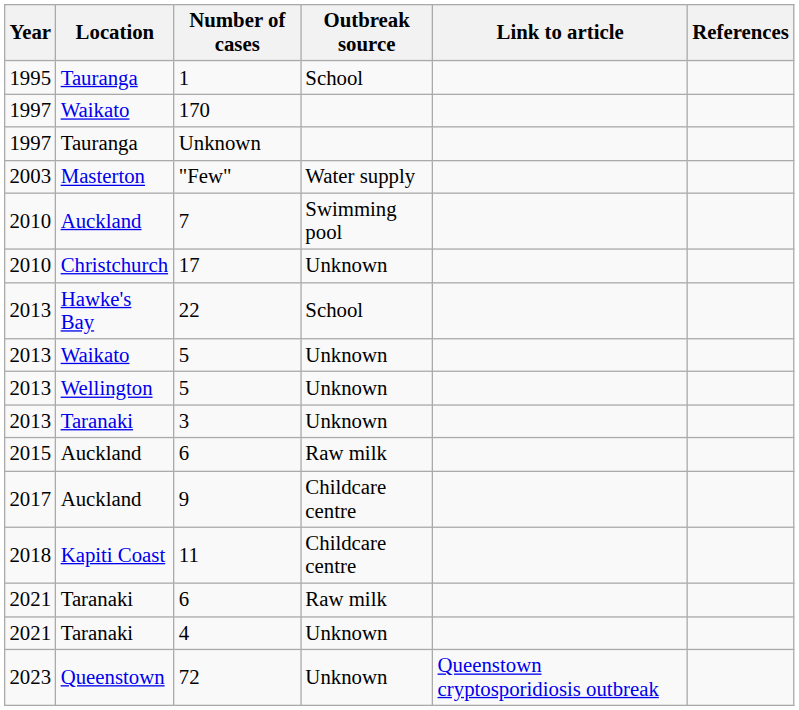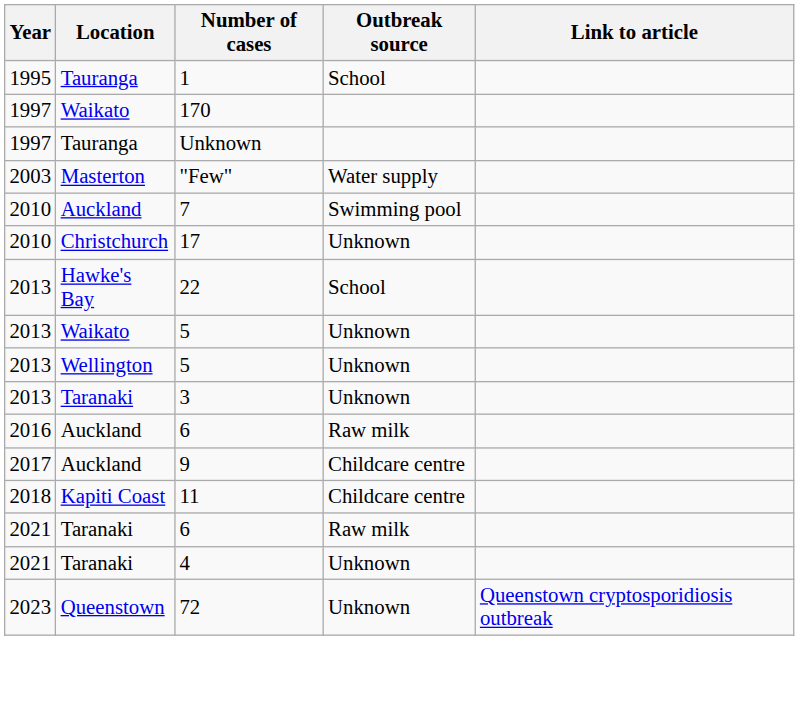- column: (741, 32)
(30, 454) 2015 -> (30, 430) 2016
